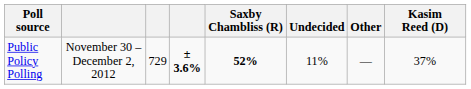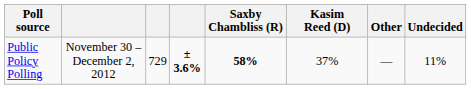columns swapped: (425, 20) <-> (317, 27)
(246, 60) 52% -> (246, 60) 58%
